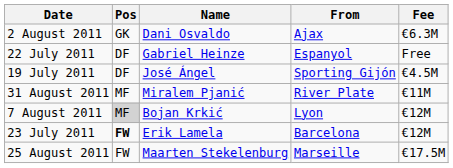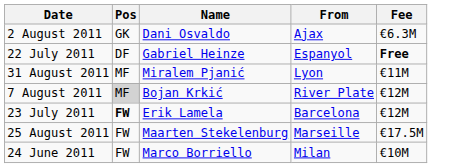(416, 54) normal -> (394, 54) bold
- row: (51, 73)
(334, 93) River Plate -> (309, 73) Lyon
(309, 113) Lyon -> (334, 93) River Plate
+ row: (51, 152)
